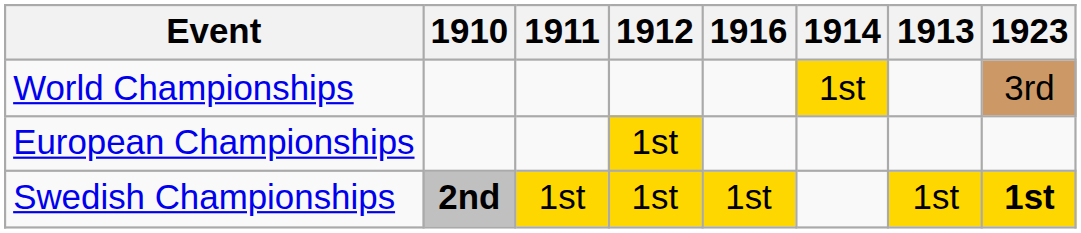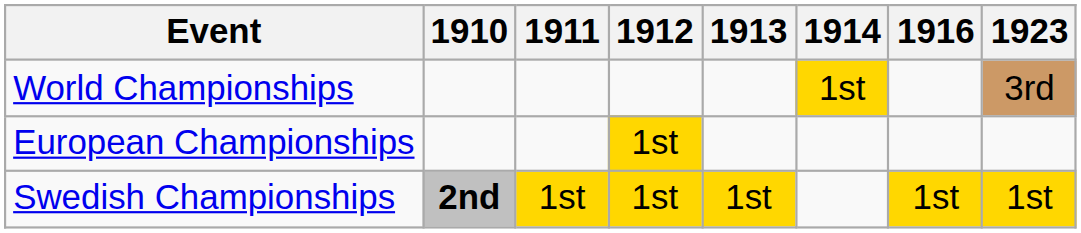columns swapped: (936, 32) <-> (749, 32)
(1030, 198) bold -> (1030, 198) normal
